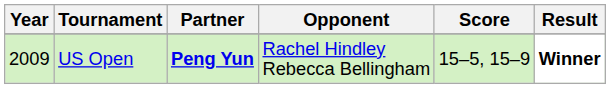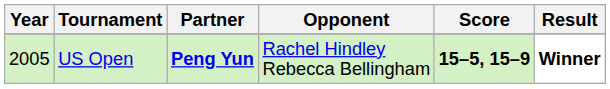(29, 59) 2009 -> (29, 59) 2005
(484, 59) normal -> (484, 59) bold
